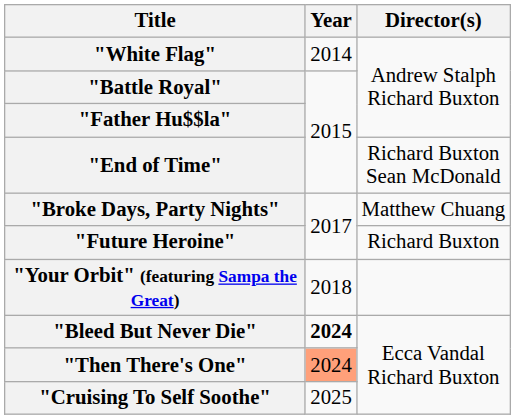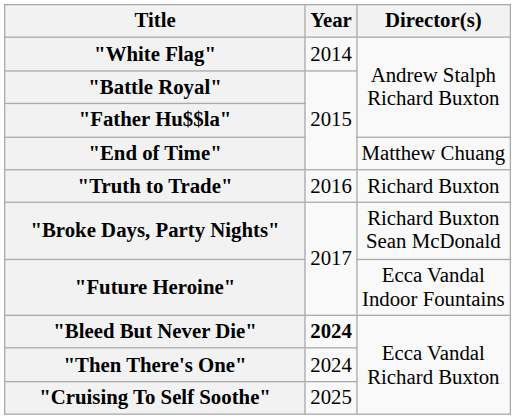(433, 164) Richard Buxton Sean McDonald -> (433, 152) Matthew Chuang
+ row: (155, 185)
(433, 209) Matthew Chuang -> (433, 230) Richard Buxton Sean McDonald
(433, 242) Richard Buxton -> (433, 287) Ecca Vandal Indoor Fountains
- row: (155, 287)
(331, 364) lightsalmon background -> (331, 364) no background
